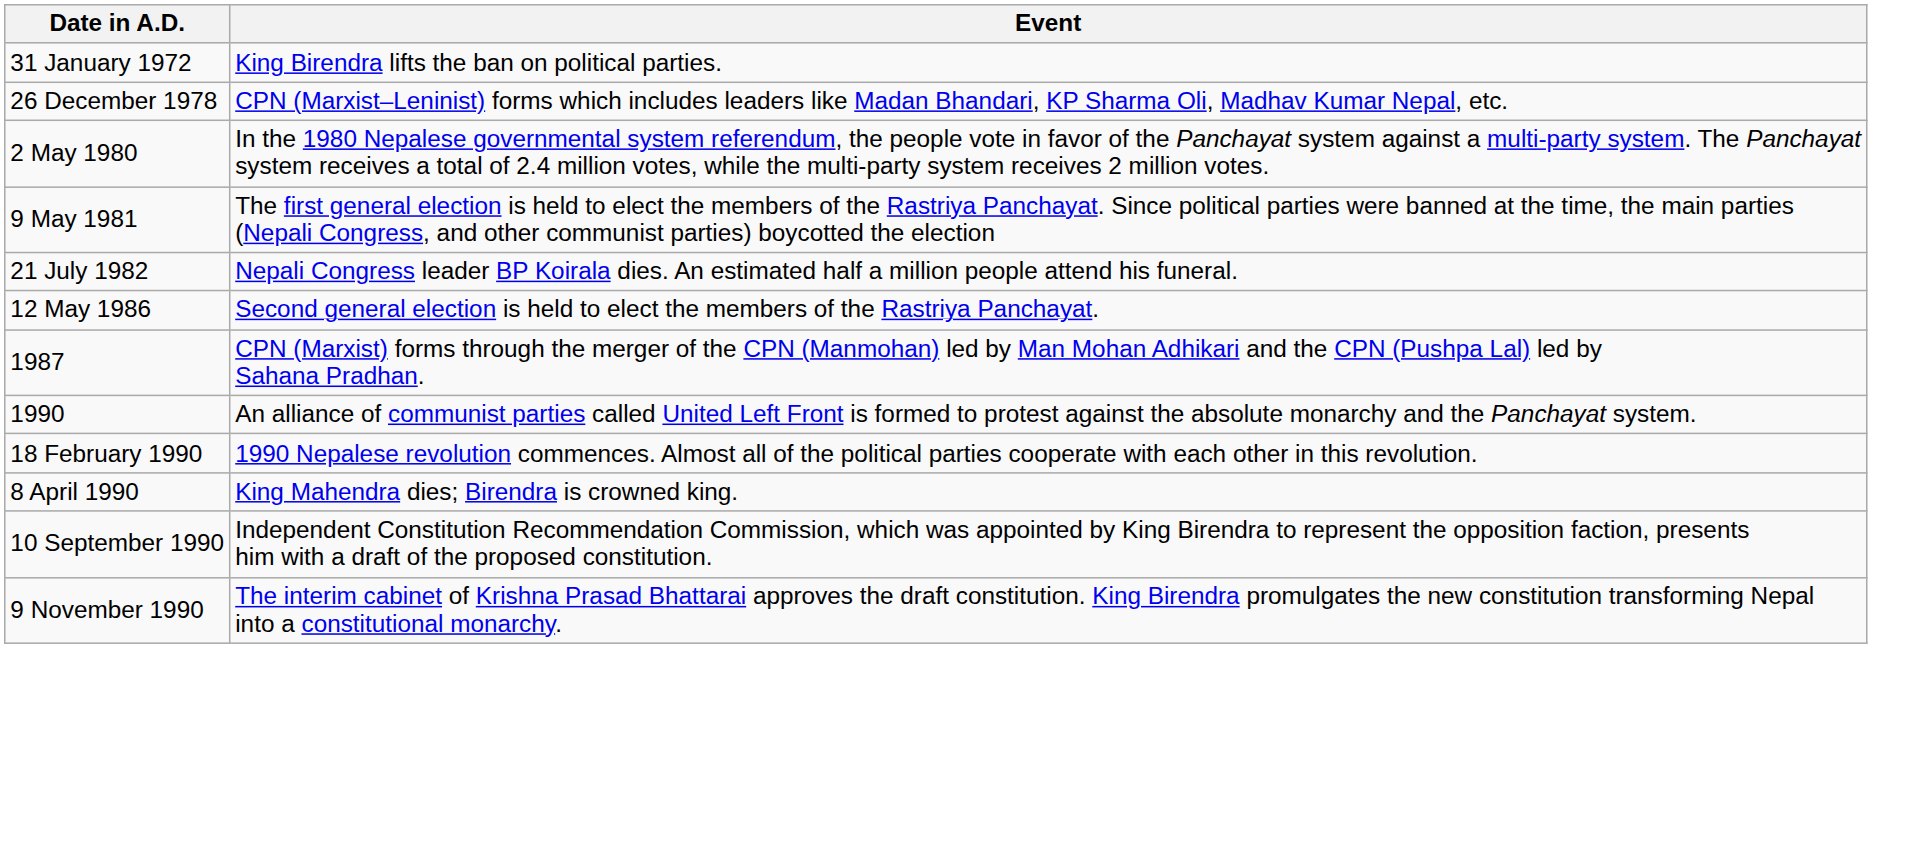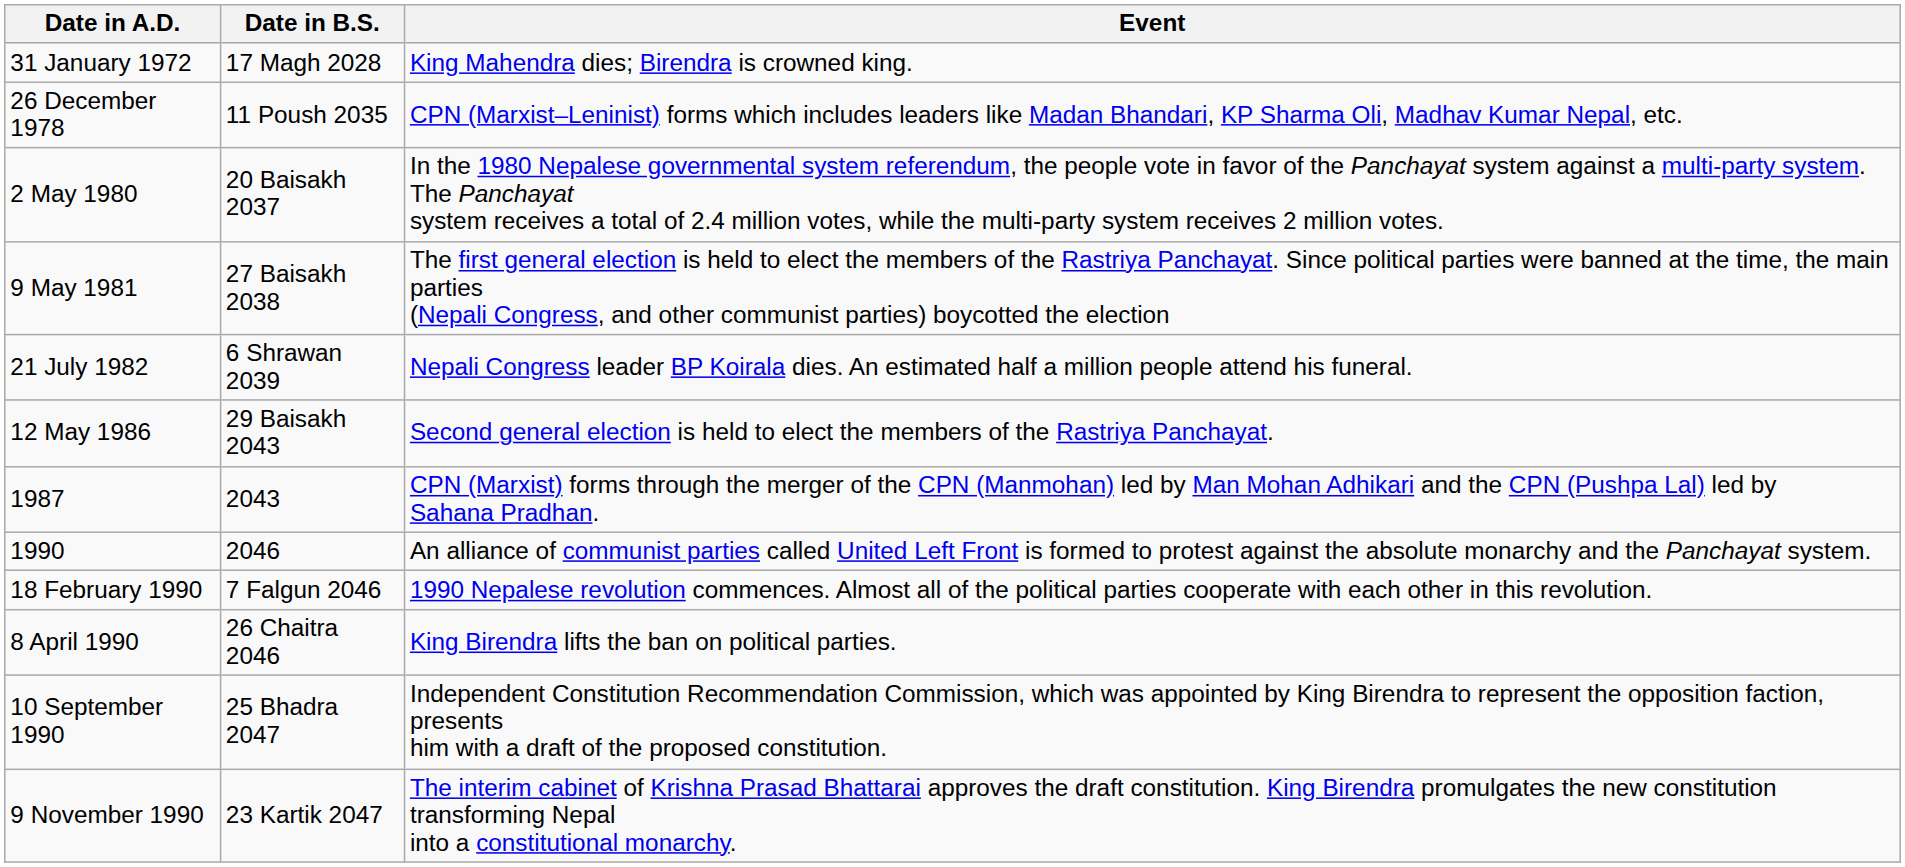+ column: (312, 23)
(479, 62) King Birendra lifts the ban on political parties. -> (661, 62) King Mahendra dies; Birendra is crowned king.
(487, 491) King Mahendra dies; Birendra is crowned king. -> (653, 642) King Birendra lifts the ban on political parties.
